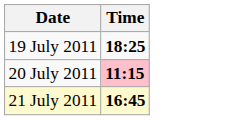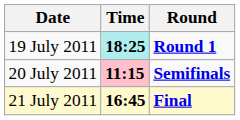+ column: (192, 18)
(125, 45) no background -> (125, 45) paleturquoise background
